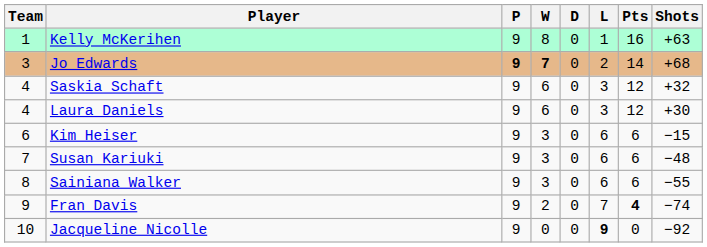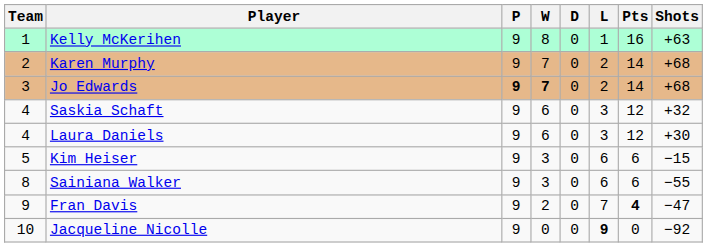+ row: (102, 64)
(26, 135) 6 -> (26, 159) 5
- row: (107, 159)
(677, 206) −74 -> (677, 206) −47
